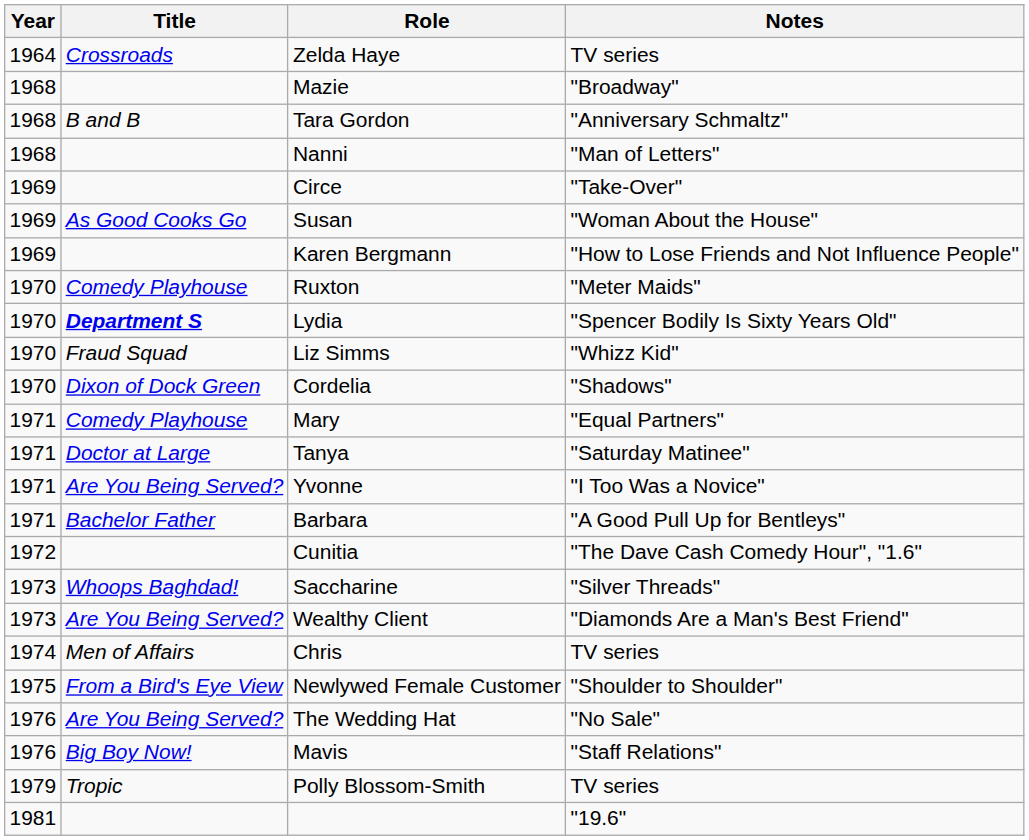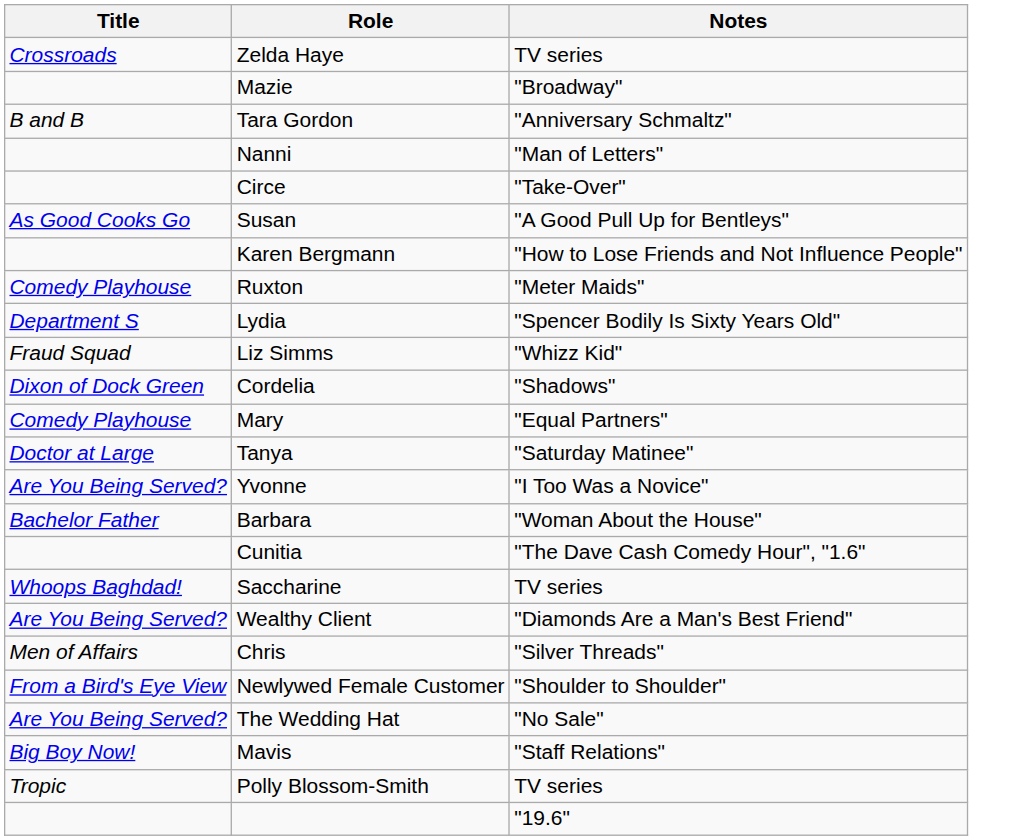- column: (33, 21)
(694, 220) "Woman About the House" -> (652, 220) "A Good Pull Up for Bentleys"
(134, 320) bold -> (74, 320) normal
(708, 519) "A Good Pull Up for Bentleys" -> (638, 519) "Woman About the House"
(645, 586) "Silver Threads" -> (559, 586) TV series
(615, 652) TV series -> (589, 652) "Silver Threads"
